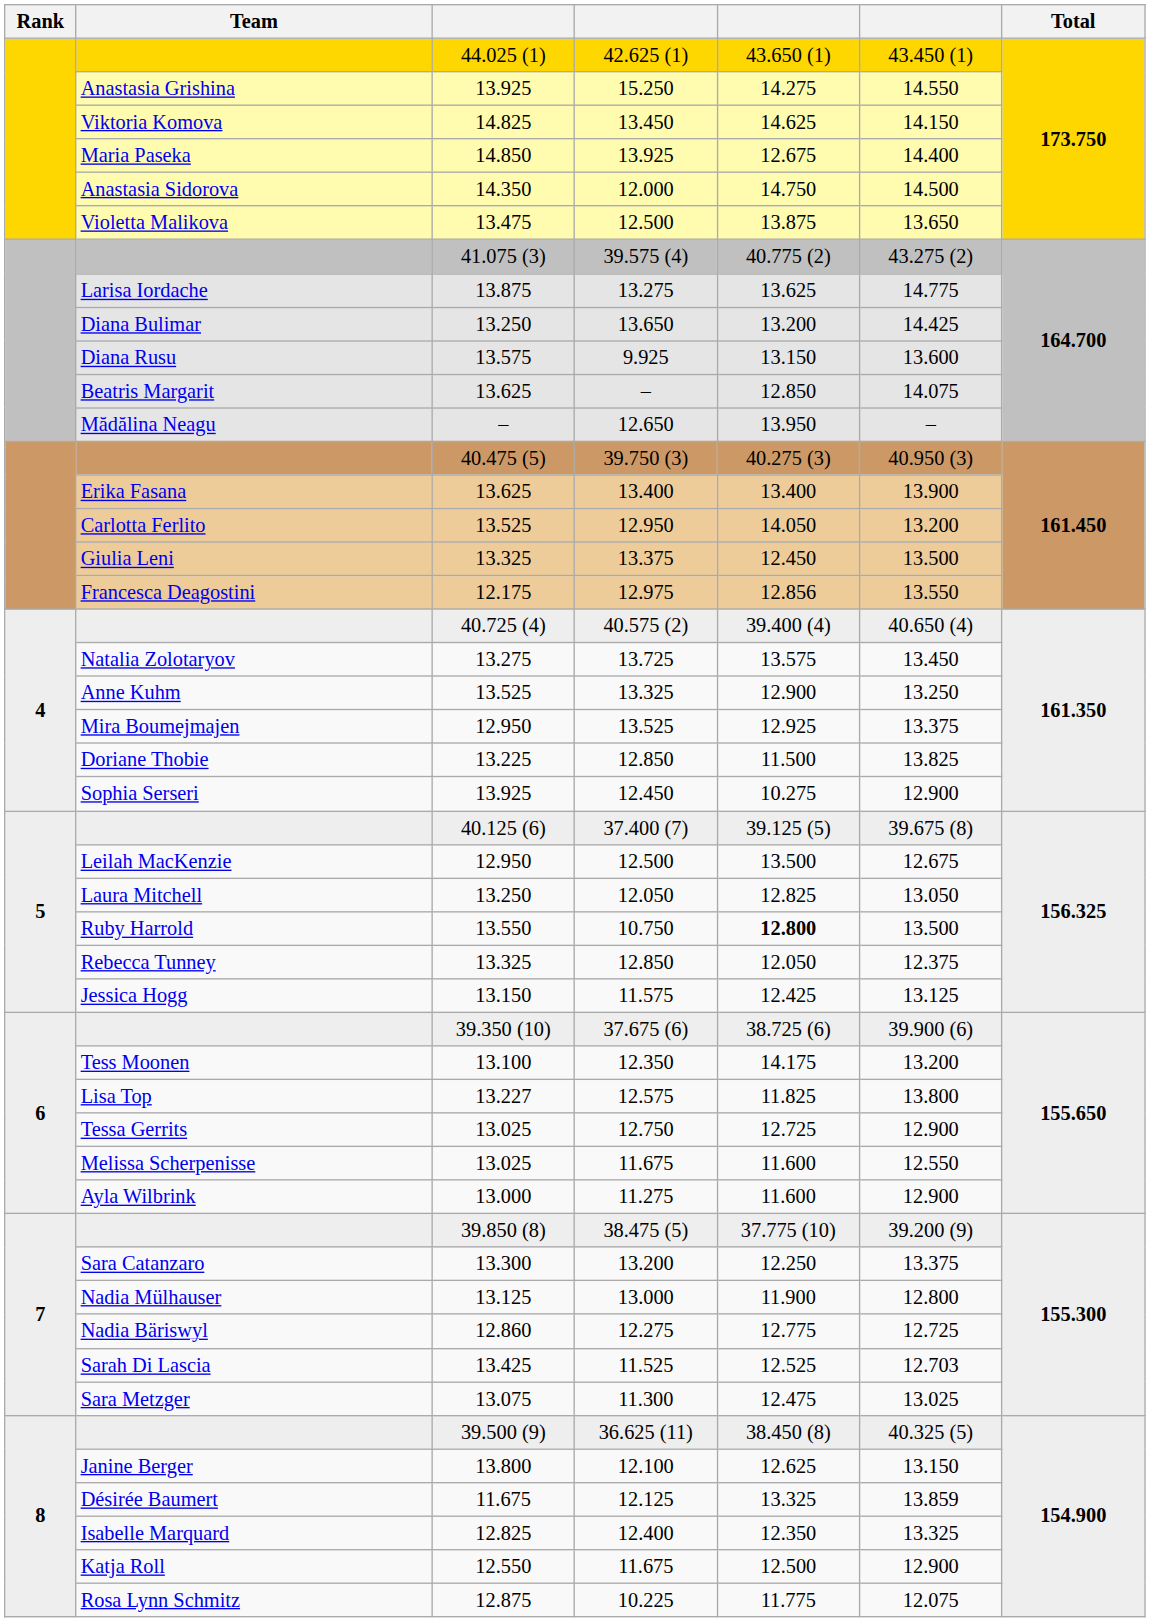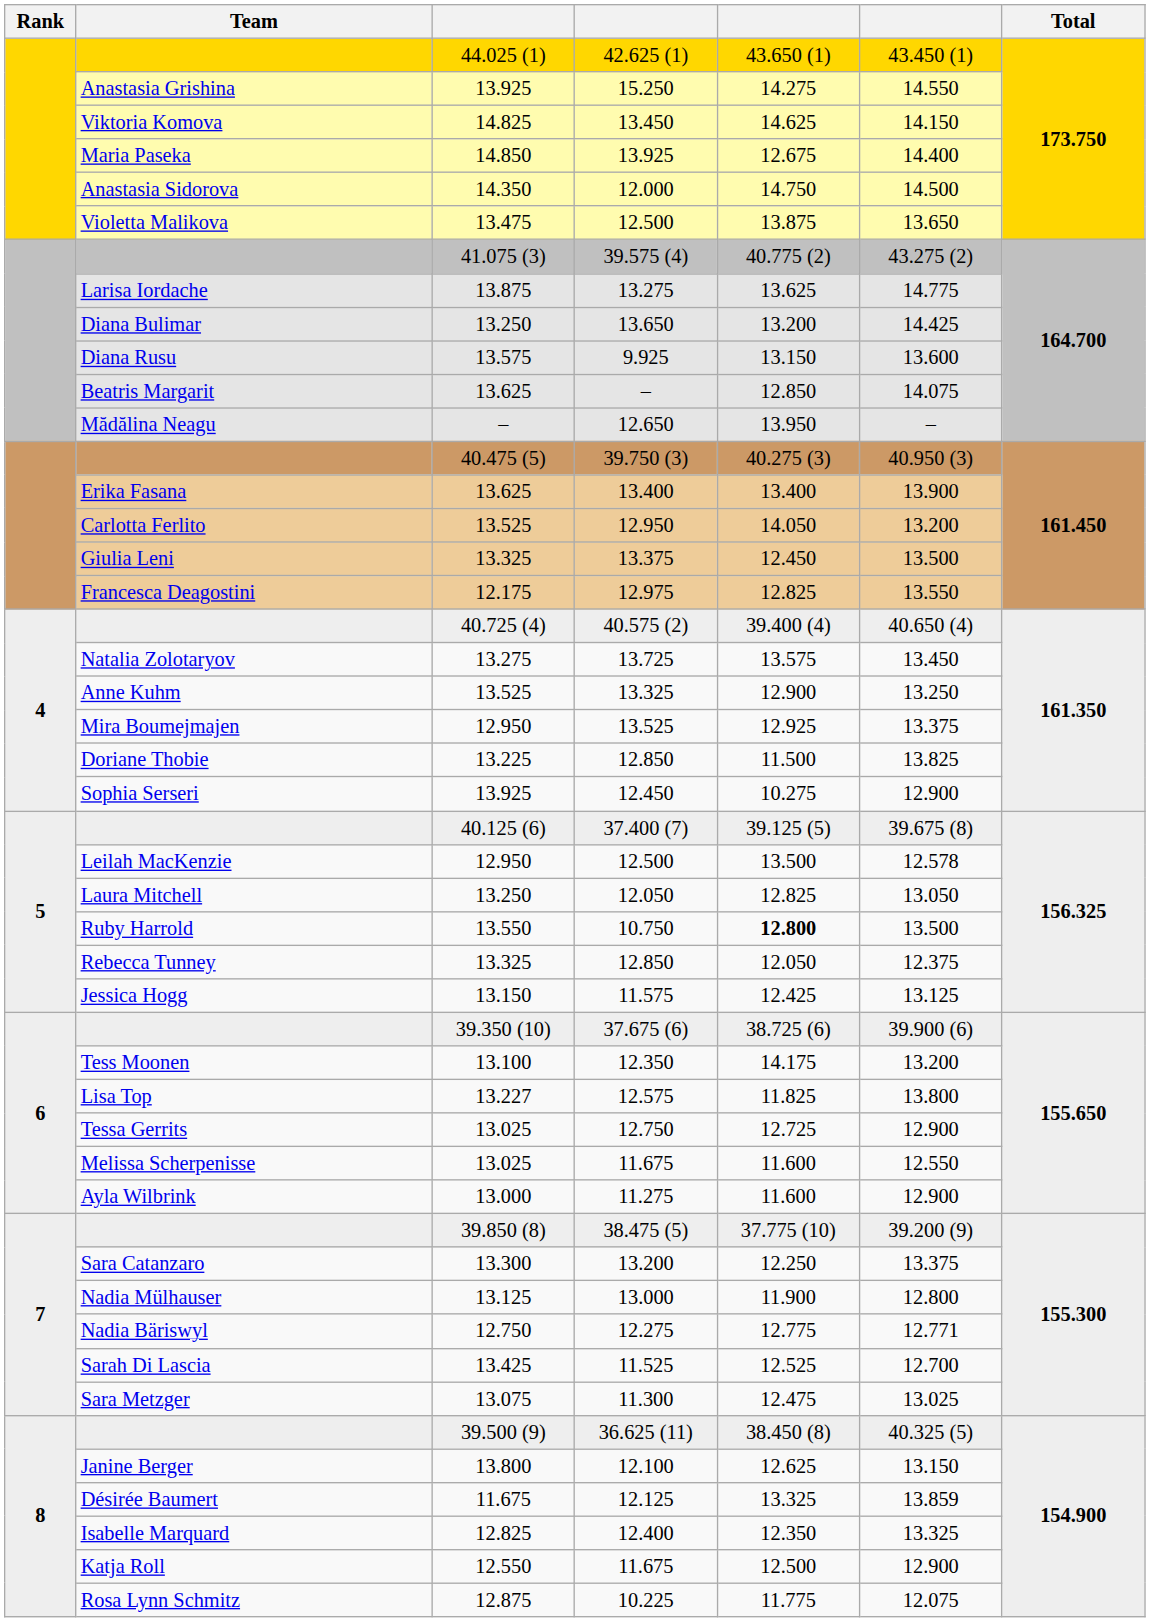(788, 592) 12.856 -> (788, 592) 12.825
(931, 861) 12.675 -> (931, 861) 12.578
(503, 1331) 12.860 -> (503, 1331) 12.750
(931, 1331) 12.725 -> (931, 1331) 12.771
(931, 1364) 12.703 -> (931, 1364) 12.700
